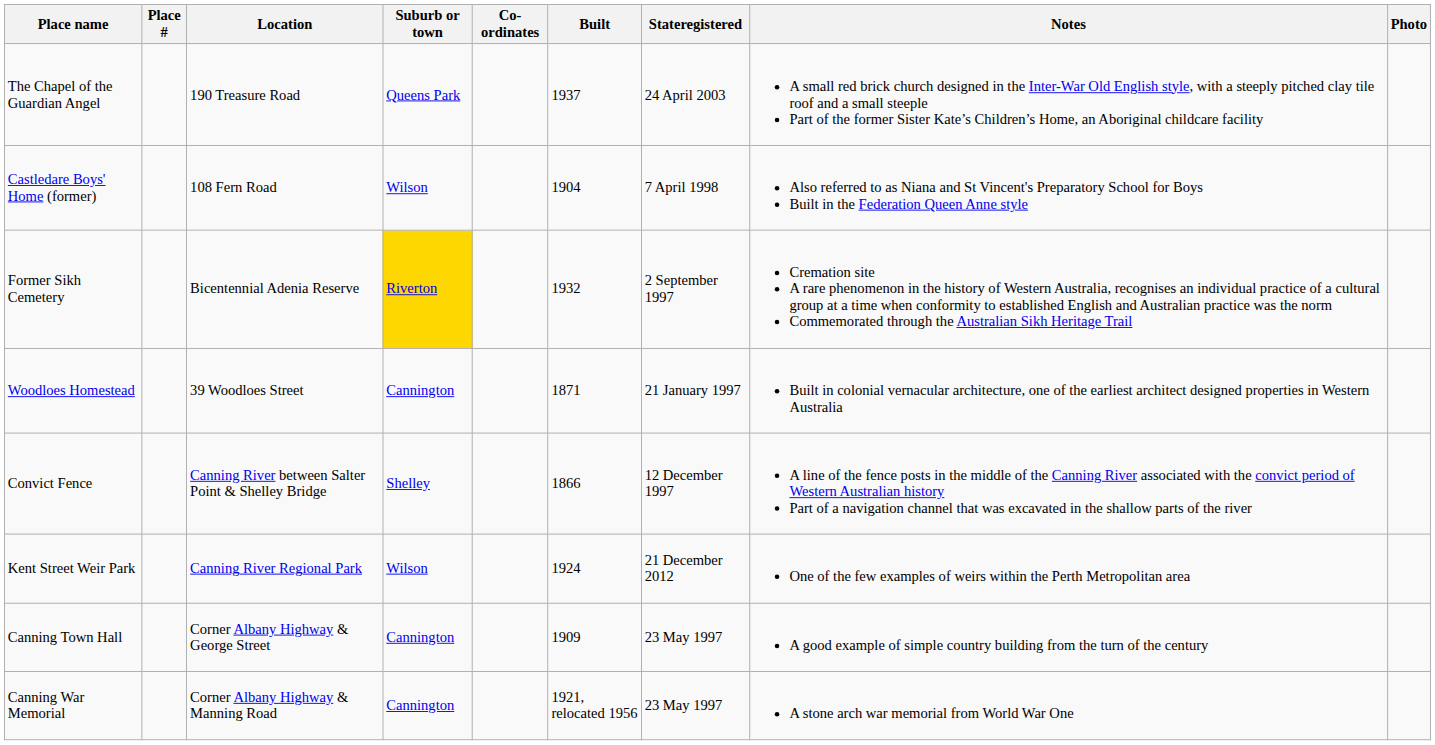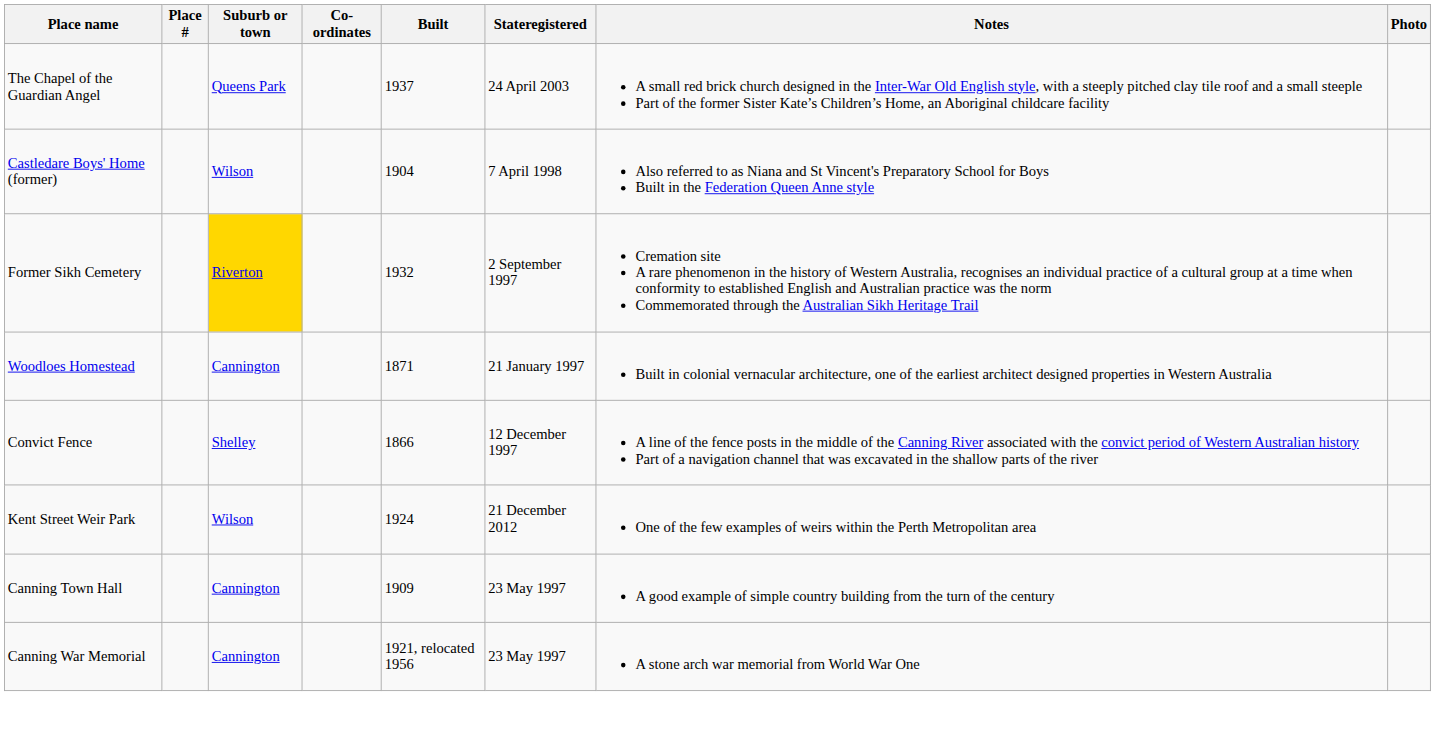- column: (285, 24)
